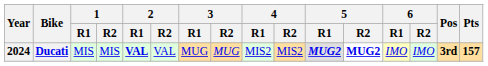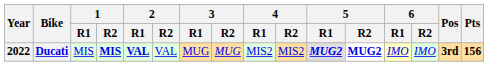(19, 52) 2024 -> (19, 52) 2022
(110, 52) normal -> (110, 52) bold
(471, 52) 157 -> (473, 52) 156
